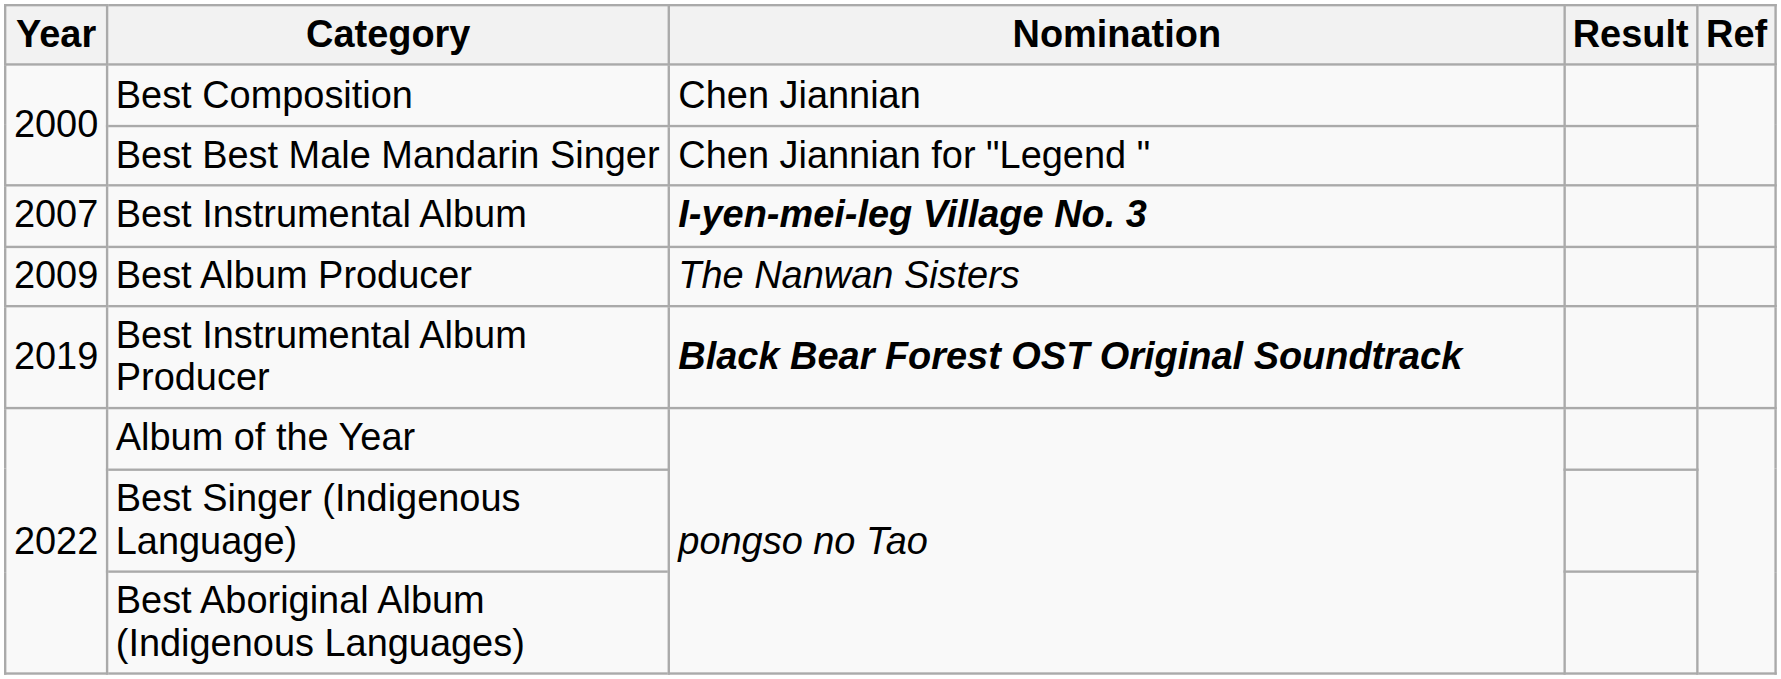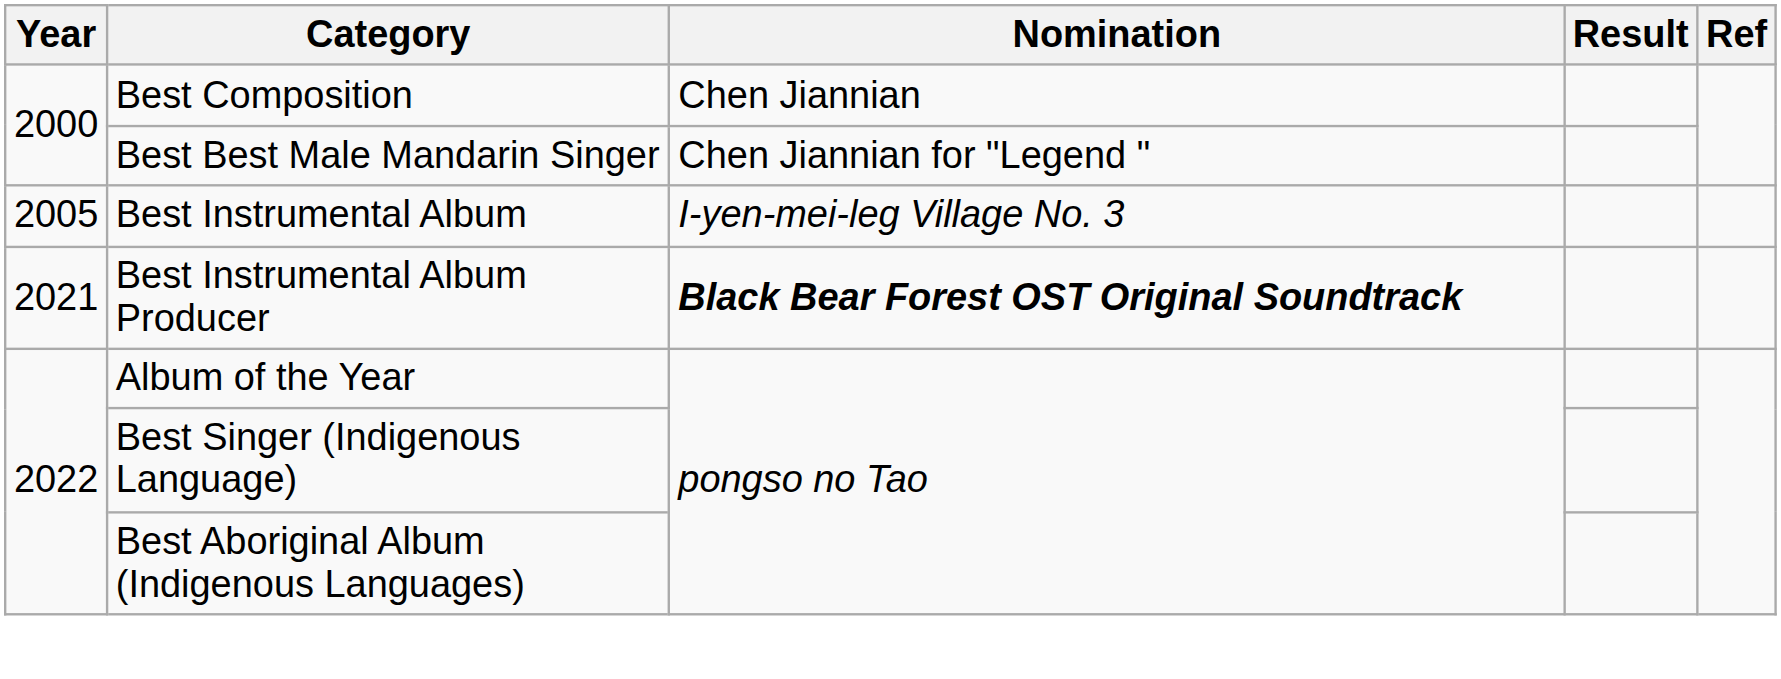(56, 214) 2007 -> (56, 214) 2005
(913, 214) bold -> (901, 214) normal
- row: (294, 275)
(56, 356) 2019 -> (56, 296) 2021
